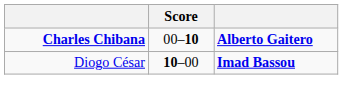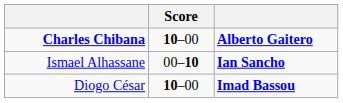(181, 39) 00–10 -> (181, 39) 10–00
+ row: (96, 63)
